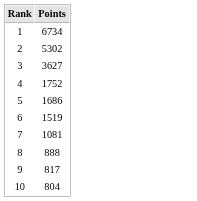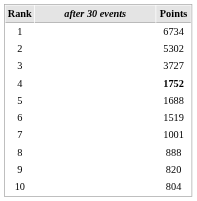+ column: (95, 13)
(52, 66) 3627 -> (174, 66) 3727
(52, 83) normal -> (174, 83) bold
(52, 100) 1686 -> (174, 100) 1688
(52, 135) 1081 -> (174, 135) 1001
(52, 169) 817 -> (174, 169) 820
